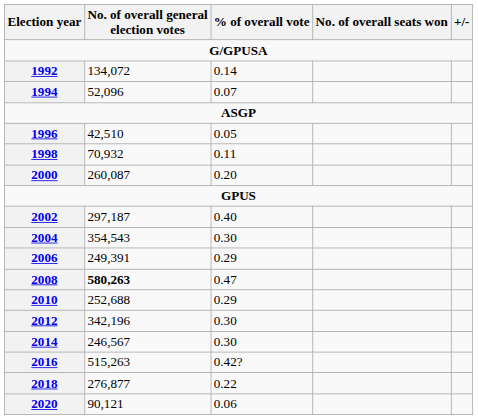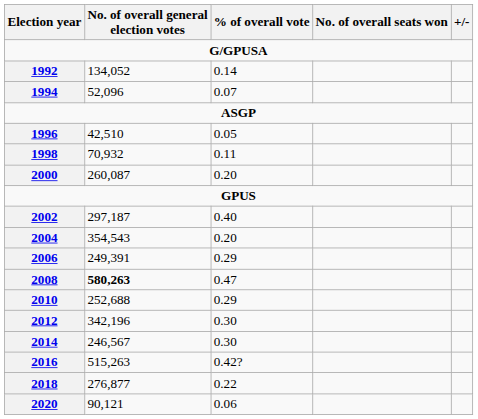(109, 71) 134,072 -> (109, 71) 134,052
(225, 237) 0.30 -> (225, 237) 0.20
